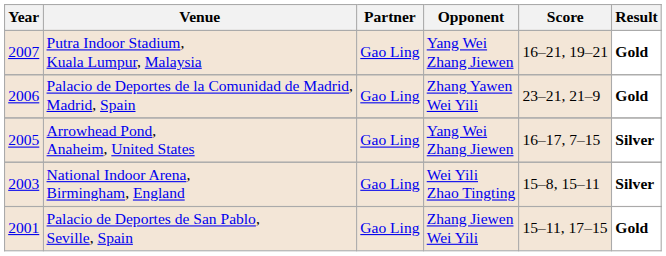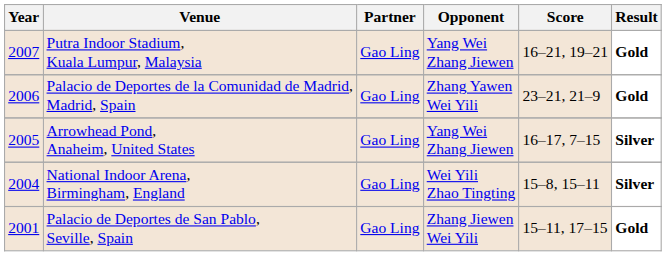(24, 184) 2003 -> (24, 184) 2004
